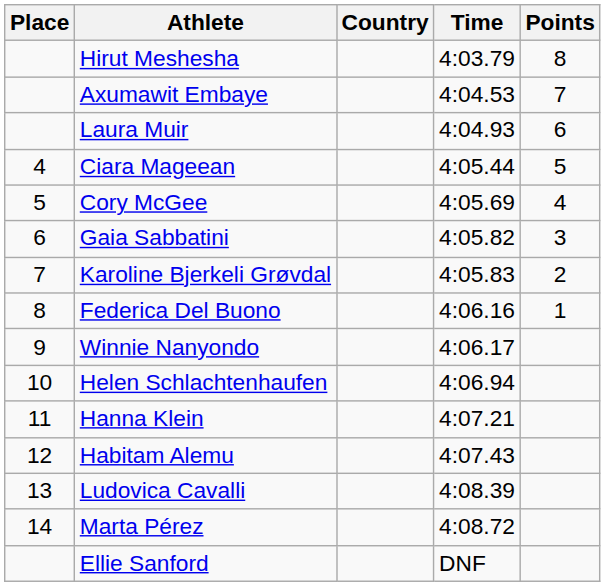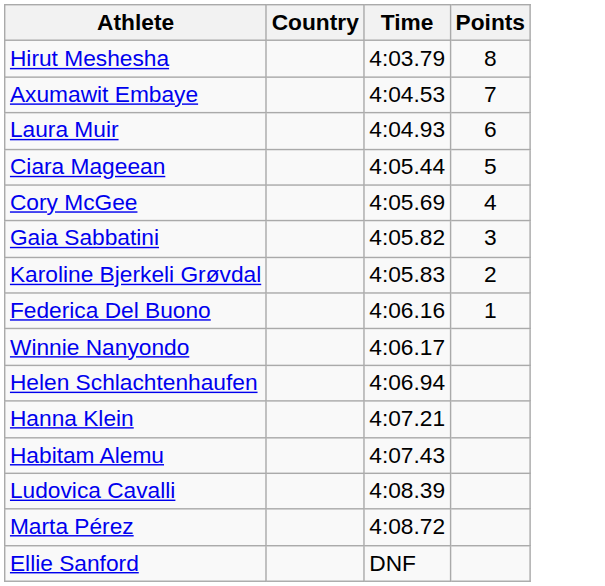- column: (40, 22)
